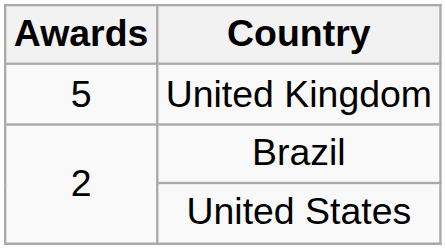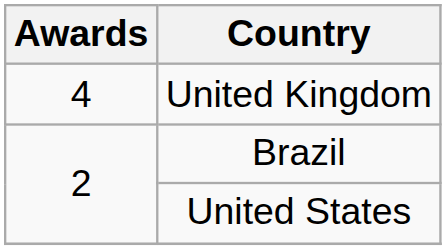(81, 93) 5 -> (81, 93) 4
